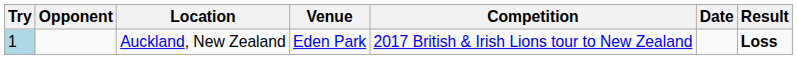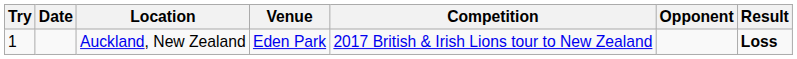columns swapped: (76, 16) <-> (717, 16)
(12, 41) lightblue background -> (12, 41) no background
